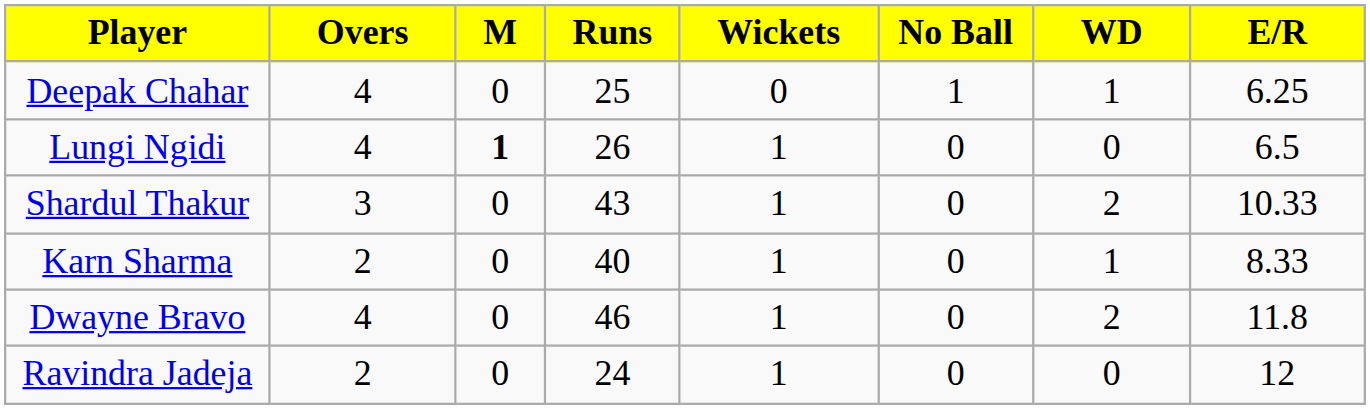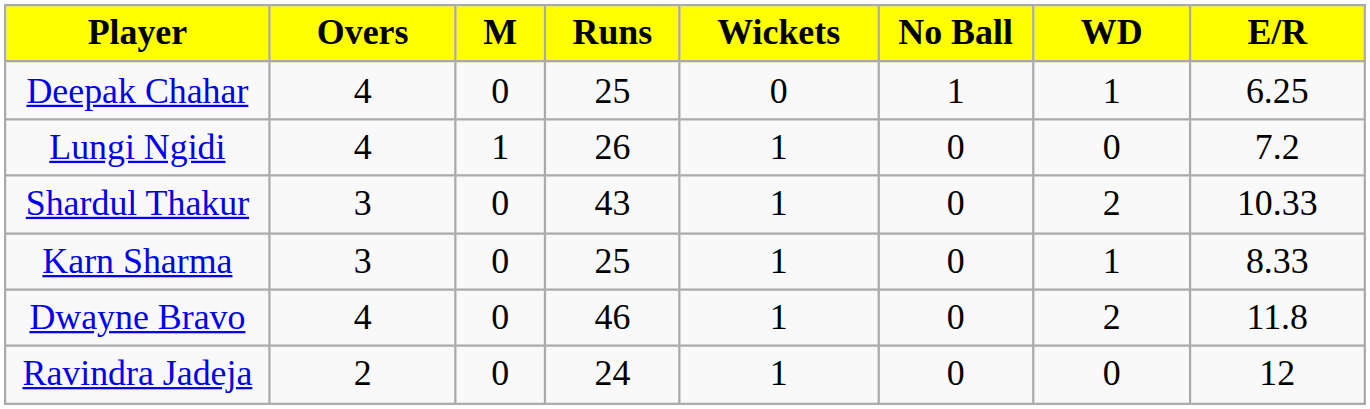(500, 146) bold -> (500, 146) normal
(1277, 146) 6.5 -> (1277, 146) 7.2
(363, 260) 2 -> (363, 260) 3
(612, 260) 40 -> (612, 260) 25
